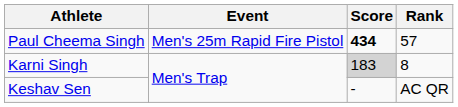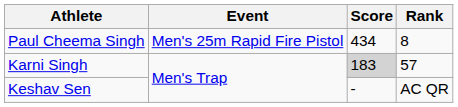(363, 41) bold -> (363, 41) normal
(409, 41) 57 -> (404, 41) 8
(404, 65) 8 -> (409, 65) 57
